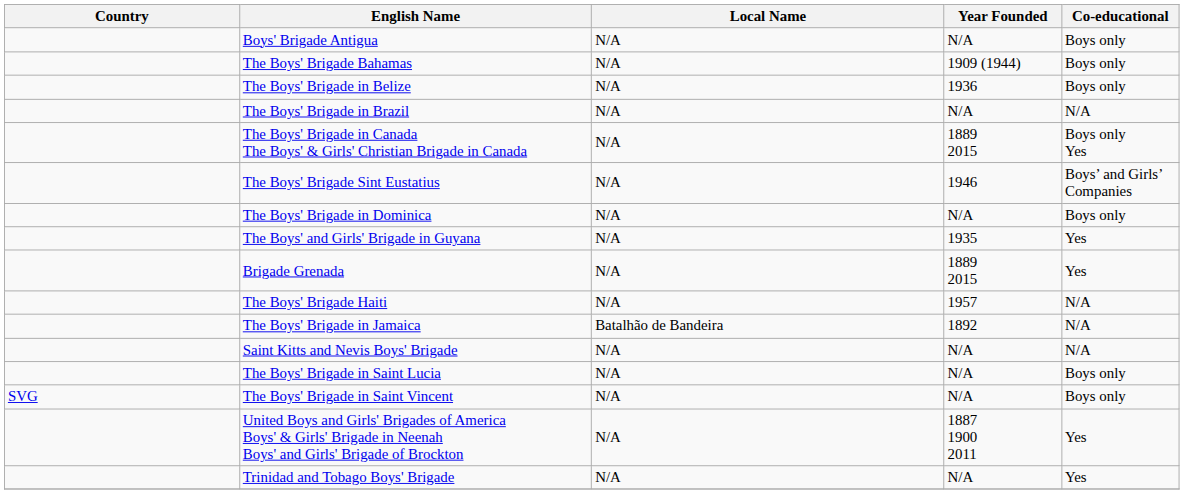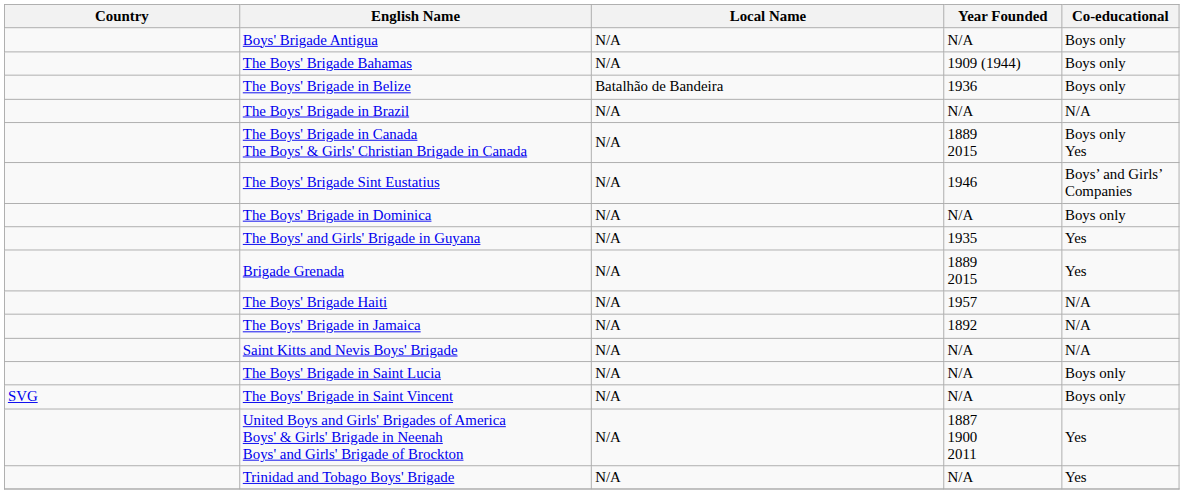(608, 87) N/A -> (659, 87) Batalhão de Bandeira
(659, 326) Batalhão de Bandeira -> (608, 326) N/A
